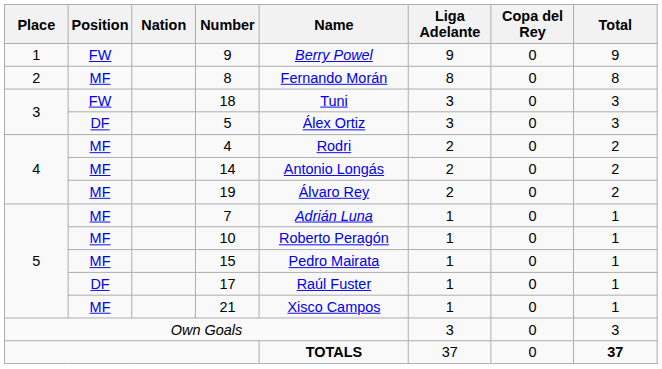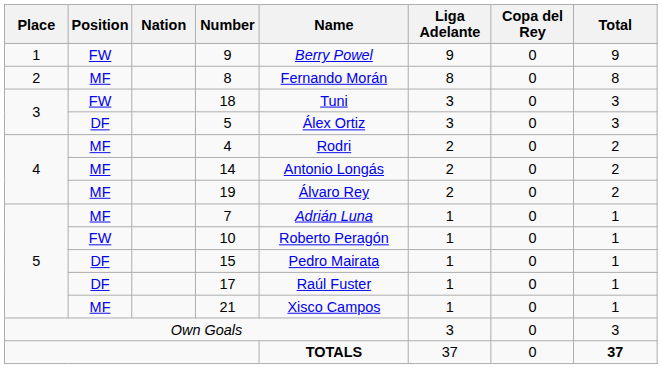(100, 238) MF -> (100, 238) FW
(100, 261) MF -> (100, 261) DF
